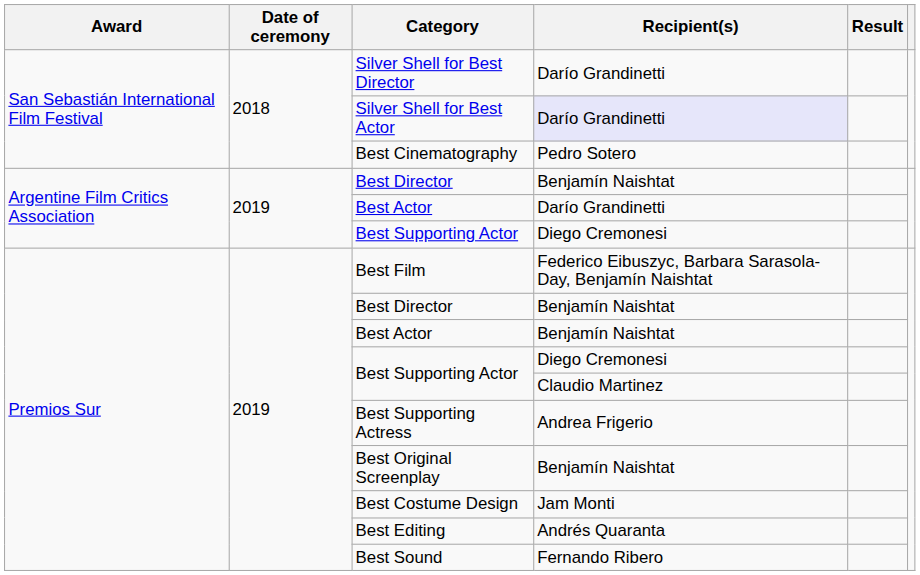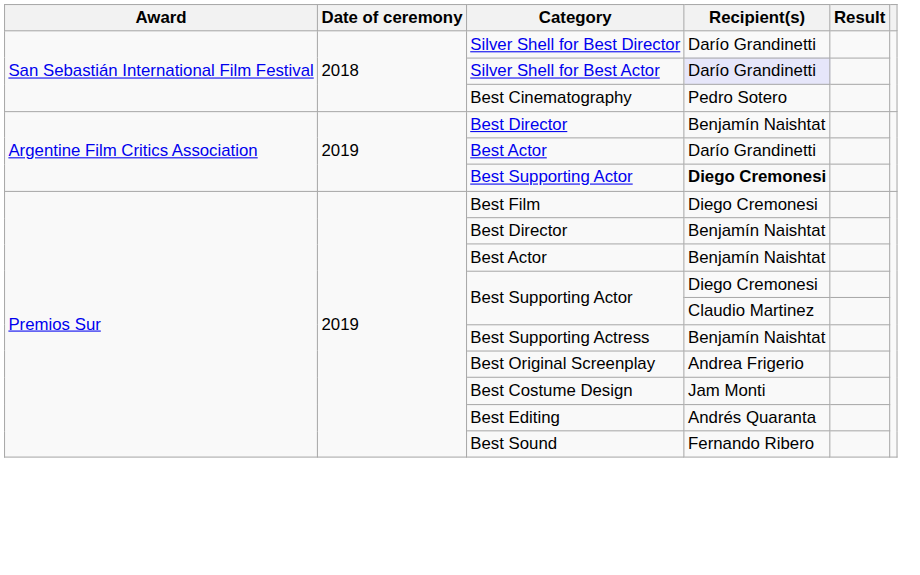(602, 234) normal -> (757, 177) bold
(679, 270) Federico Eibuszyc, Barbara Sarasola-Day, Benjamín Naishtat -> (753, 204) Diego Cremonesi
(595, 422) Andrea Frigerio -> (757, 337) Benjamín Naishtat
(606, 468) Benjamín Naishtat -> (746, 364) Andrea Frigerio
